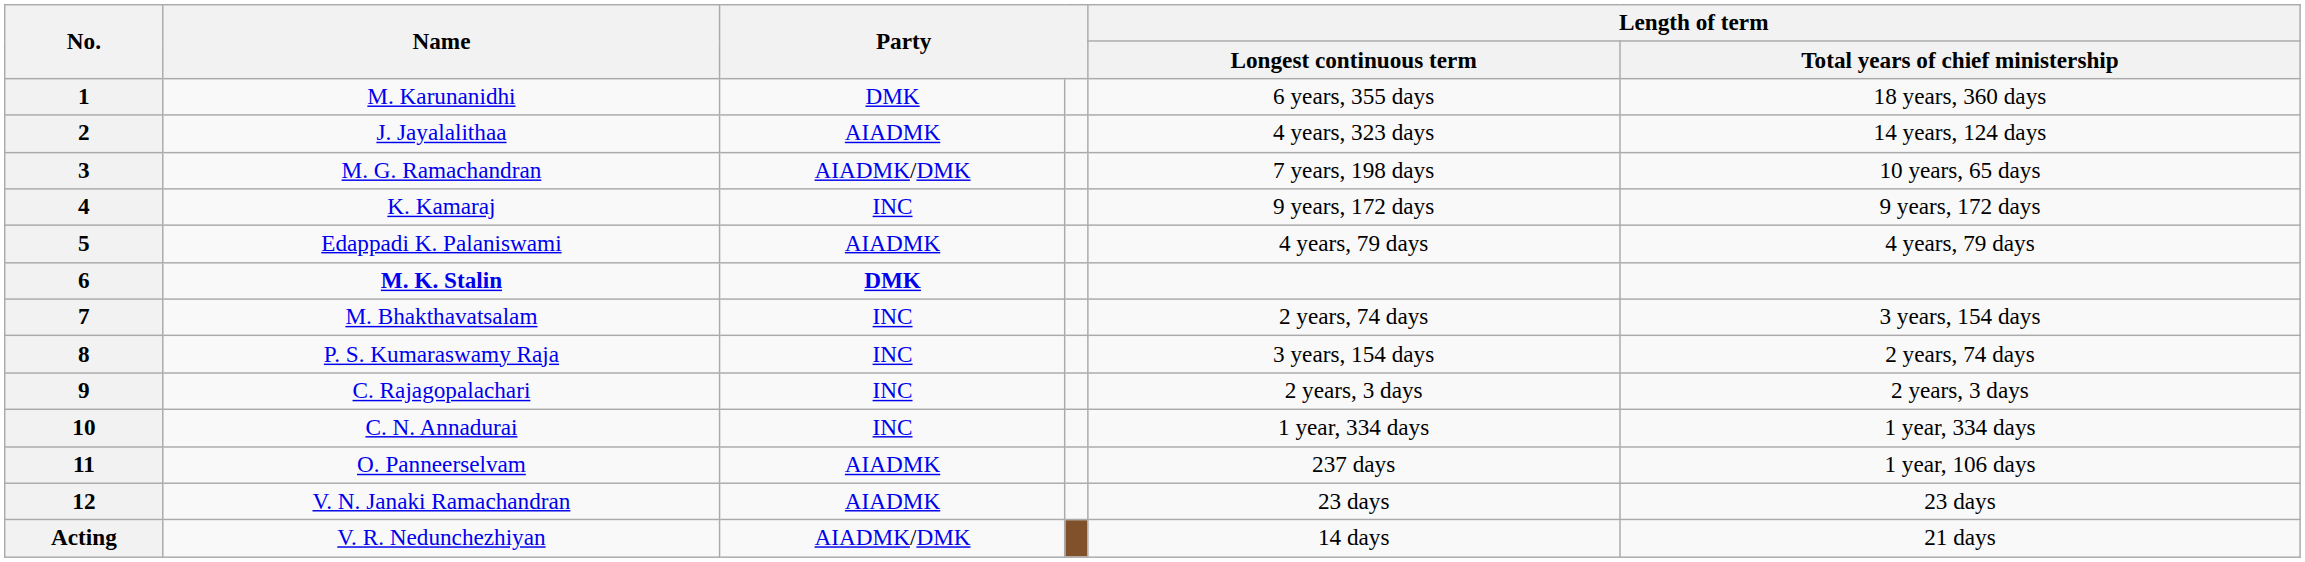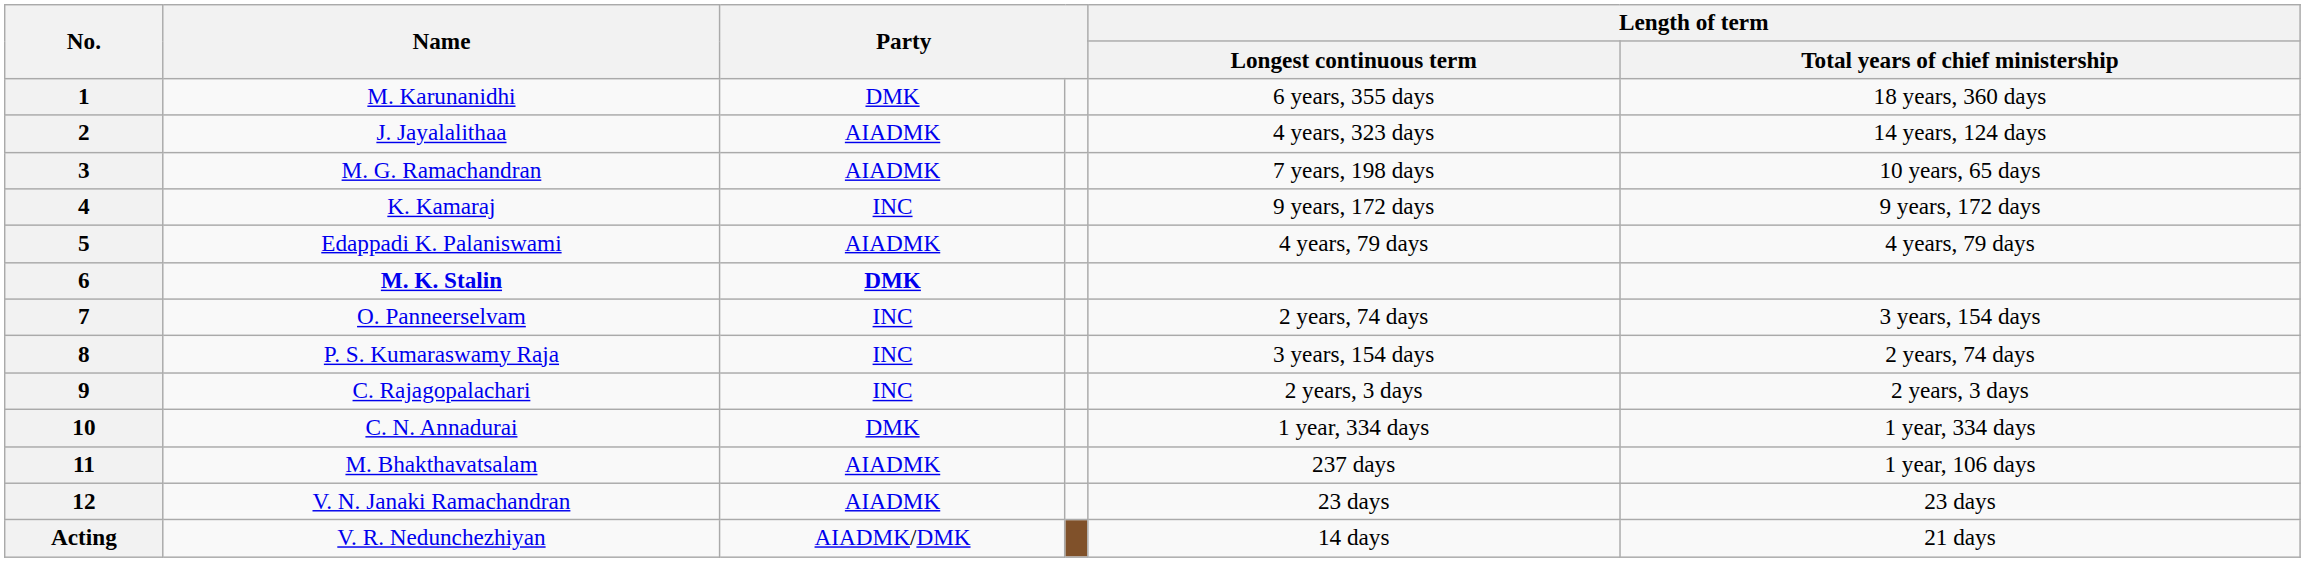(893, 170) AIADMK/DMK -> (893, 170) AIADMK
(441, 317) M. Bhakthavatsalam -> (441, 317) O. Panneerselvam
(893, 427) INC -> (893, 427) DMK
(441, 464) O. Panneerselvam -> (441, 464) M. Bhakthavatsalam
